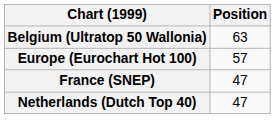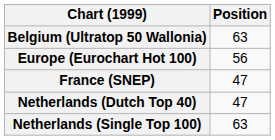(240, 59) 57 -> (240, 59) 56
+ row: (107, 124)
